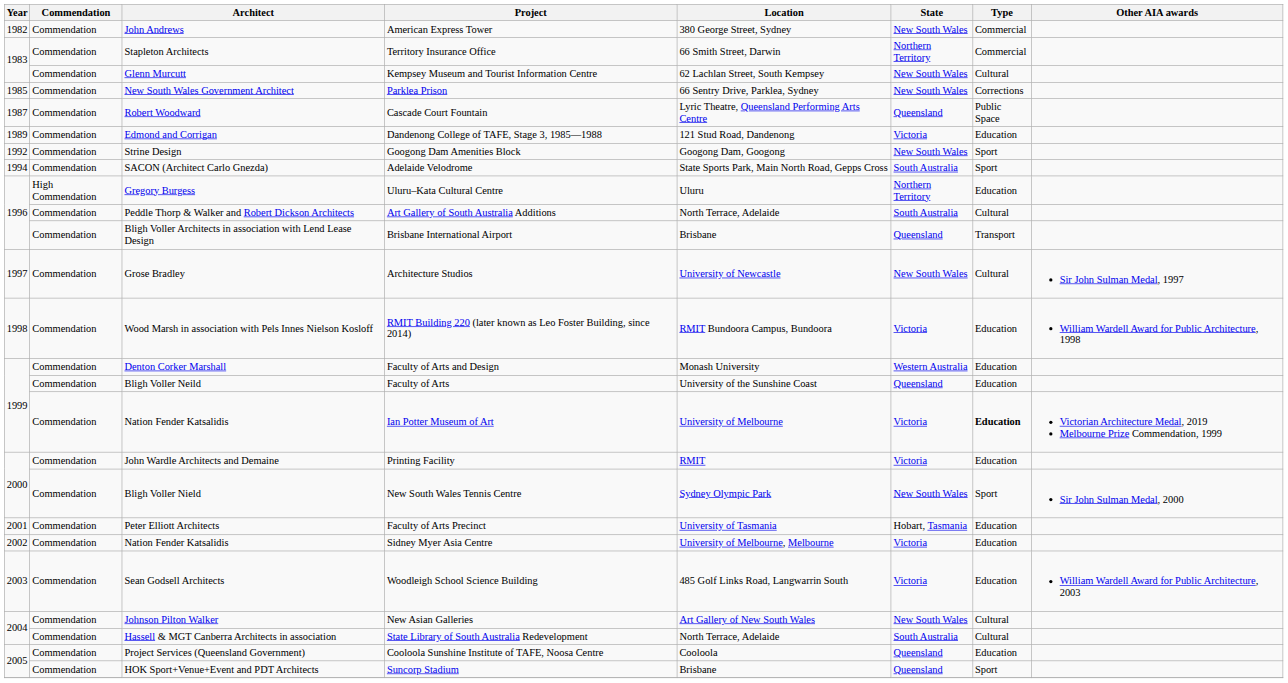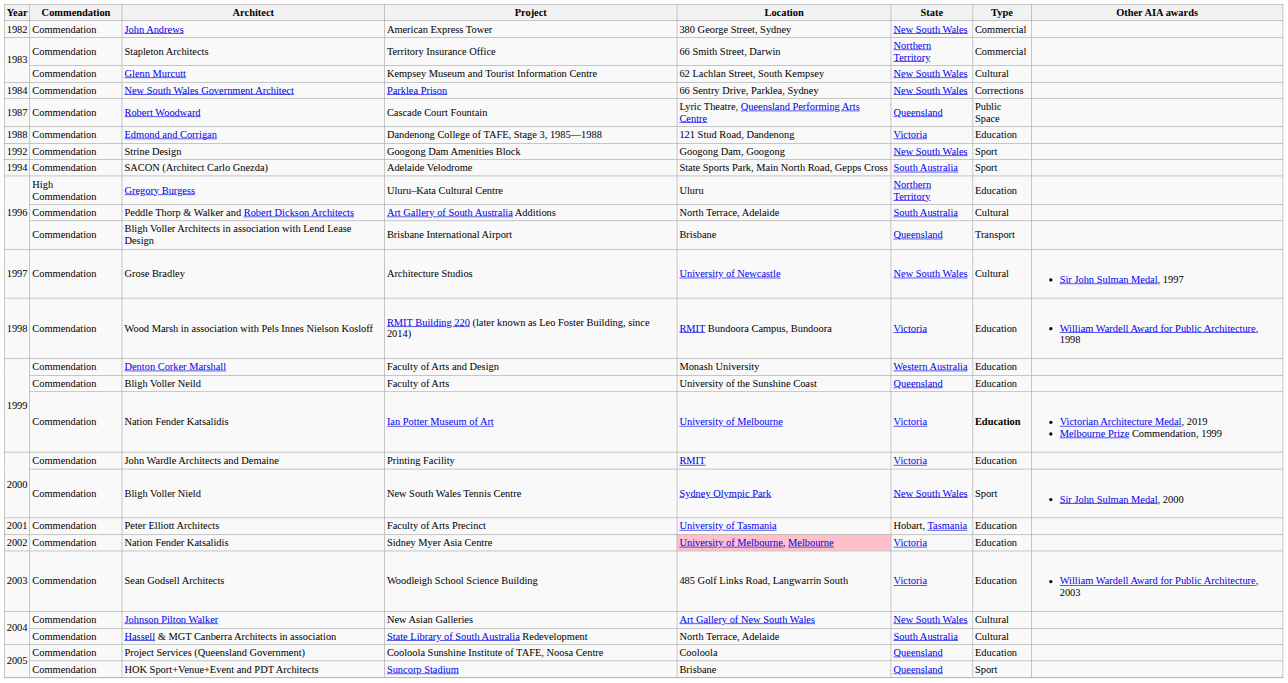(17, 90) 1985 -> (17, 90) 1984
(17, 135) 1989 -> (17, 135) 1988
(757, 542) no background -> (757, 542) pink background
